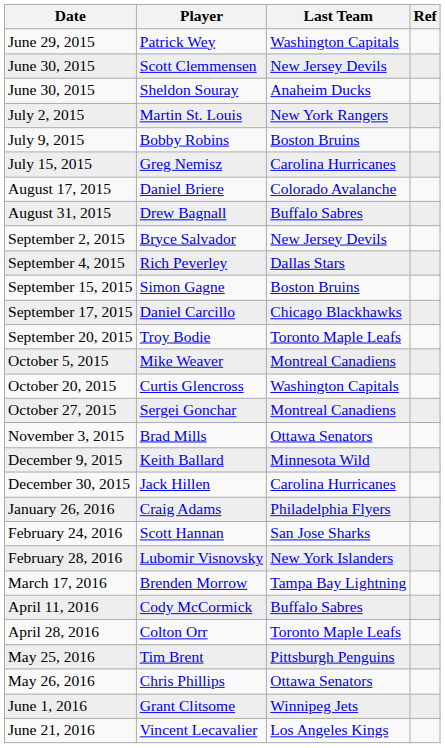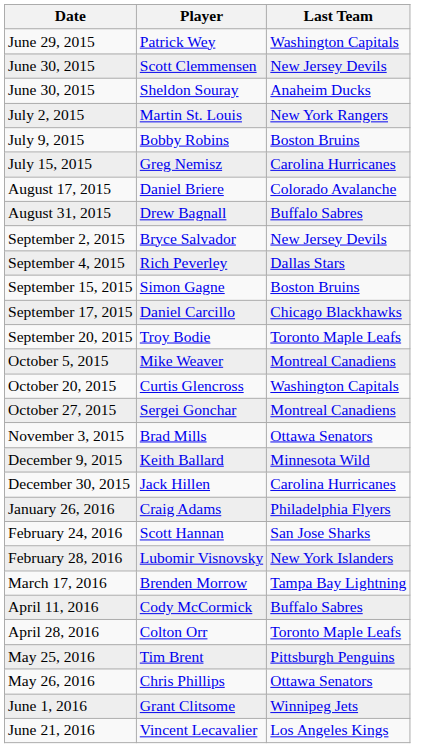- column: (425, 16)
